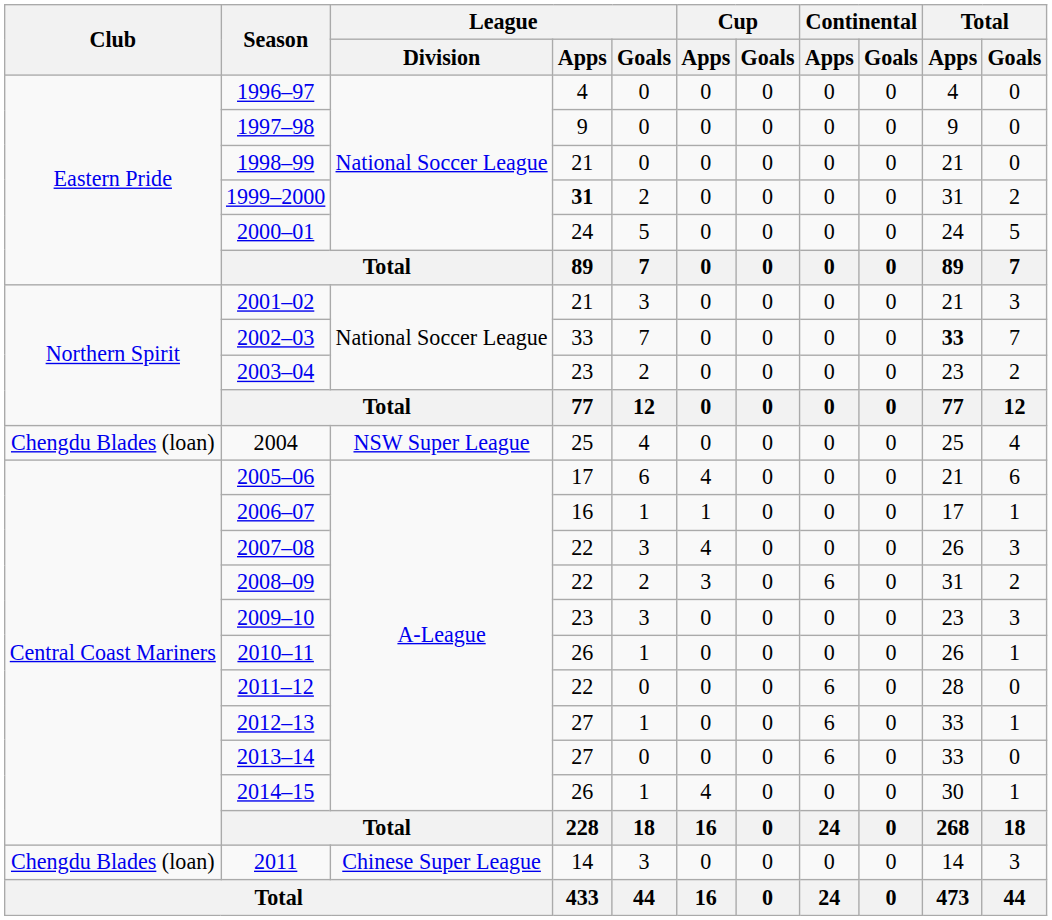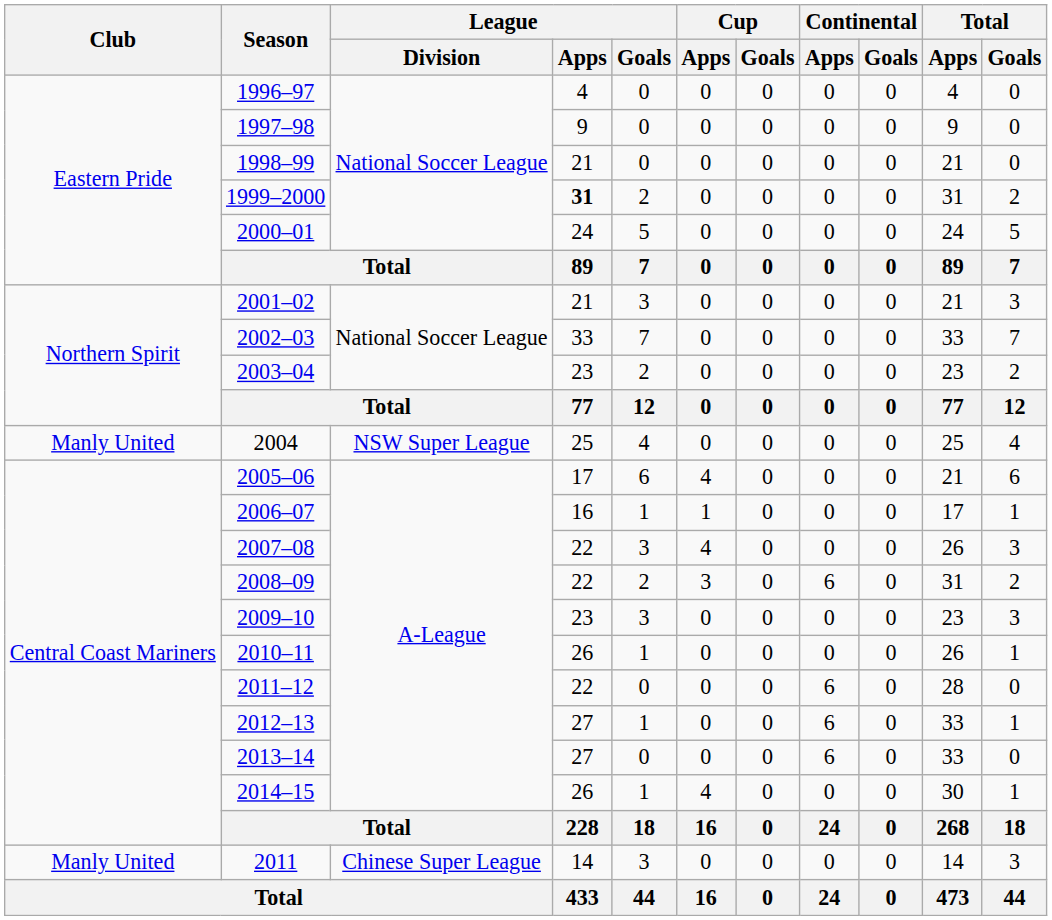(953, 337) bold -> (953, 337) normal
(113, 442) Chengdu Blades (loan) -> (113, 442) Manly United
(113, 862) Chengdu Blades (loan) -> (113, 862) Manly United
